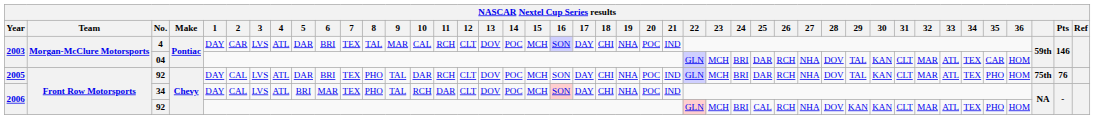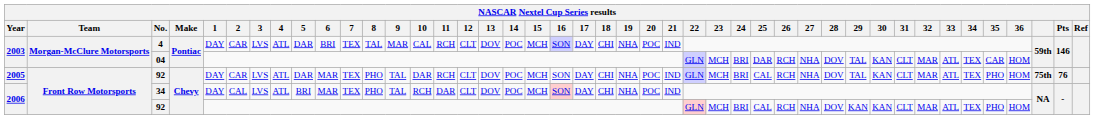(238, 75) CAL -> (238, 75) CAR
(328, 75) BRI -> (328, 75) MAR
(763, 75) DAR -> (763, 75) CAL
